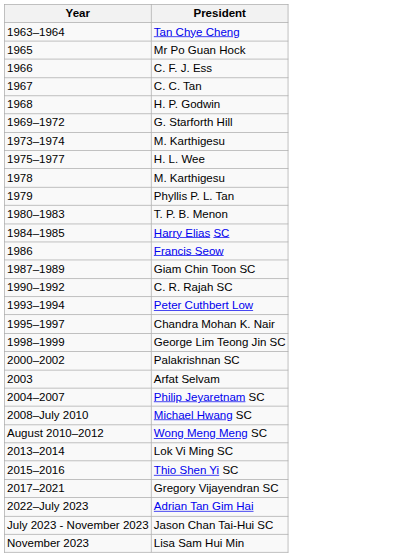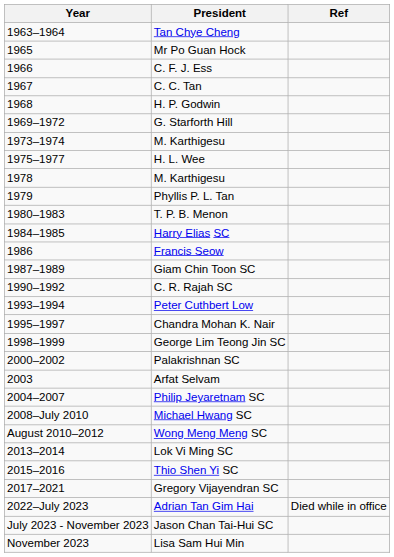+ column: (339, 13)
